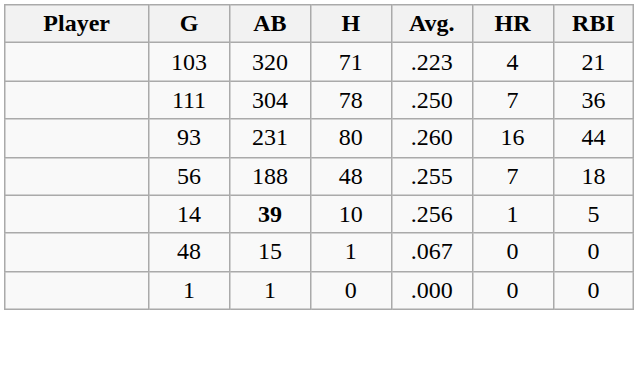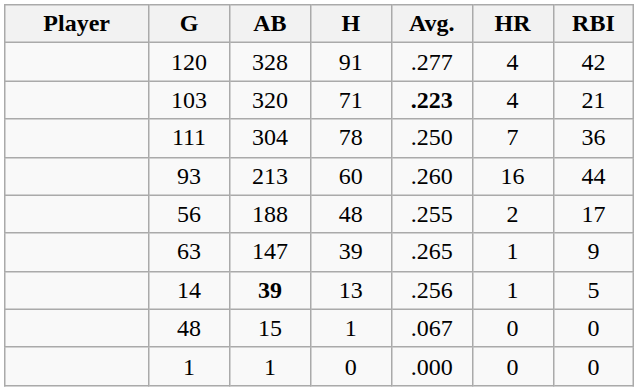+ row: (189, 61)
(432, 61) normal -> (432, 99) bold
(270, 137) 231 -> (270, 175) 213
(351, 137) 80 -> (351, 175) 60
(513, 175) 7 -> (513, 213) 2
(593, 175) 18 -> (593, 213) 17
+ row: (189, 251)
(351, 213) 10 -> (351, 289) 13
